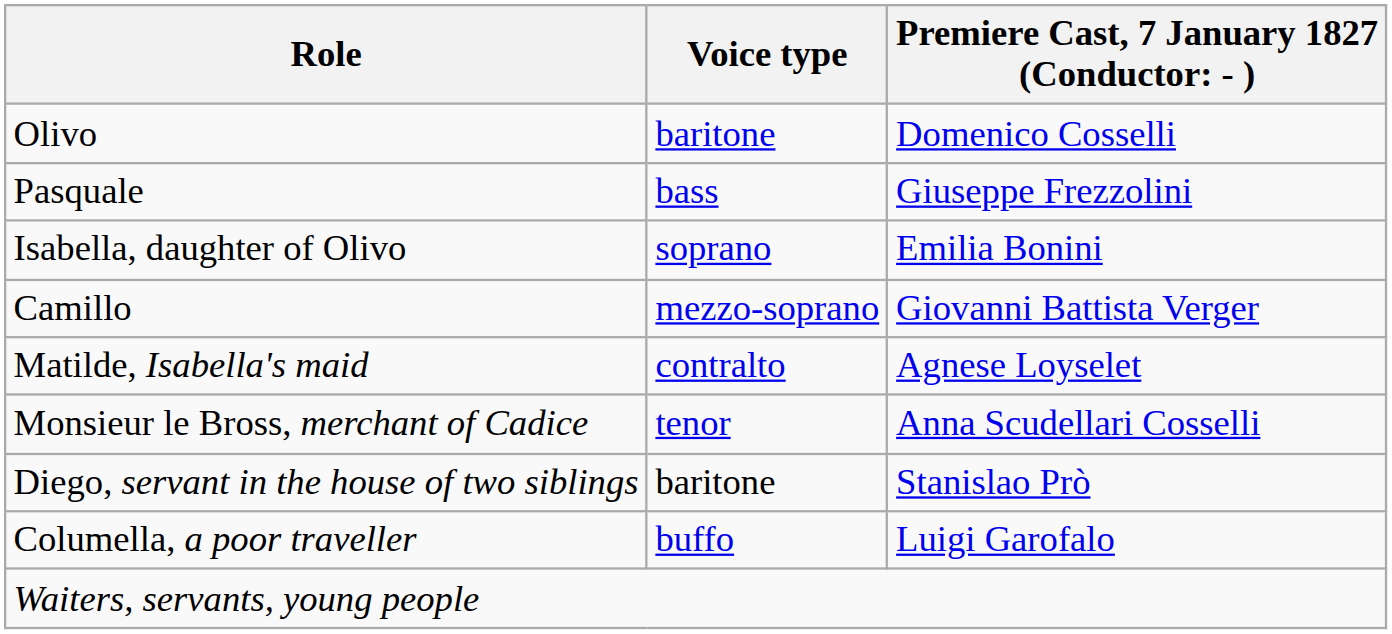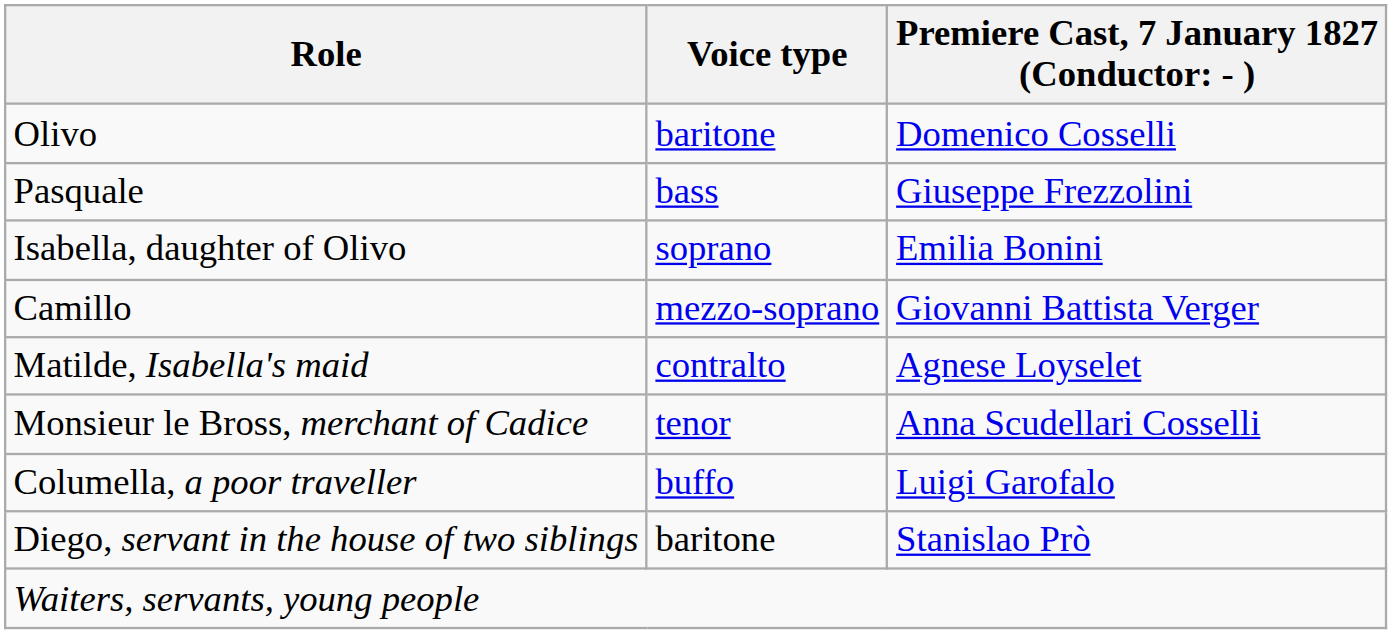rows swapped: (215, 539) <-> (326, 481)
